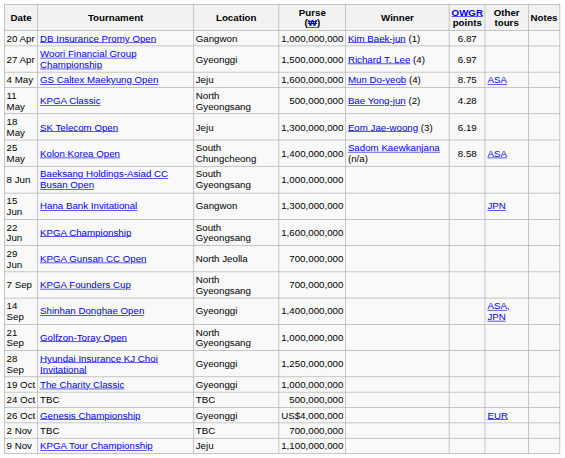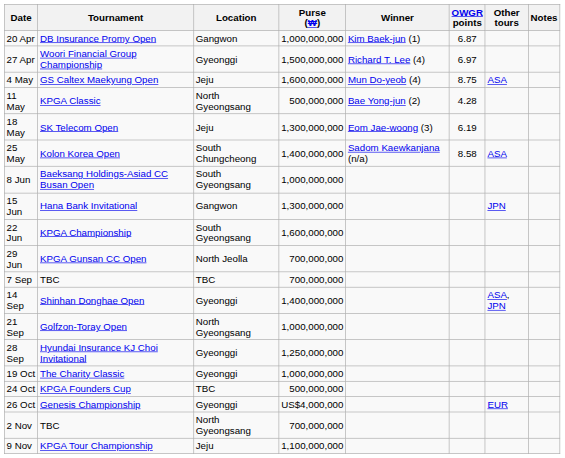(85, 285) KPGA Founders Cup -> (50, 280) TBC
(223, 285) North Gyeongsang -> (205, 280) TBC
(50, 400) TBC -> (85, 389) KPGA Founders Cup
(205, 431) TBC -> (223, 425) North Gyeongsang
